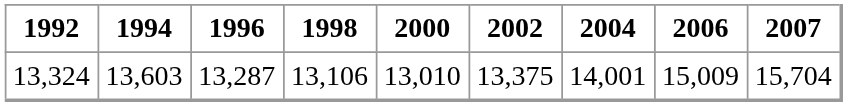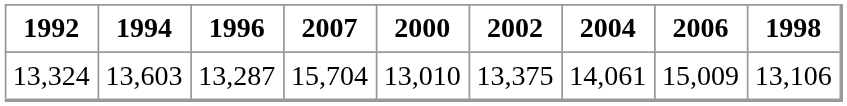columns swapped: (329, 28) <-> (793, 28)
(608, 75) 14,001 -> (608, 75) 14,061
